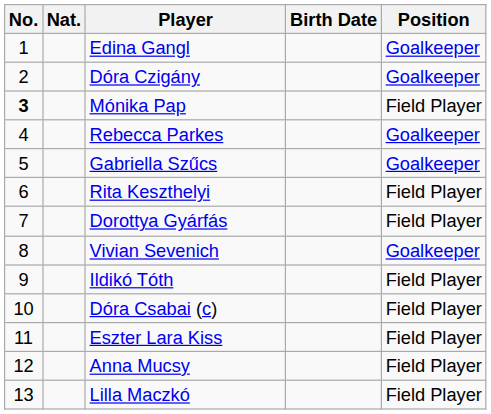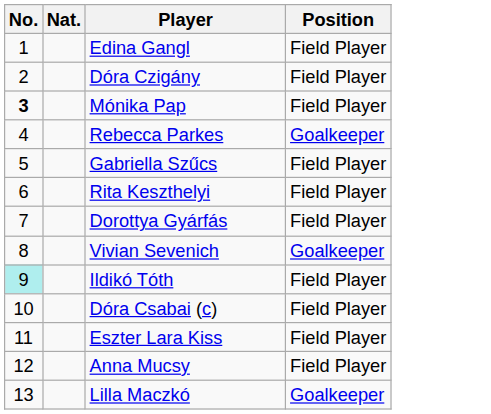- column: (334, 19)
(433, 48) Goalkeeper -> (338, 48) Field Player
(433, 77) Goalkeeper -> (338, 77) Field Player
(433, 164) Goalkeeper -> (338, 164) Field Player
(24, 279) no background -> (24, 279) paleturquoise background
(434, 395) Field Player -> (337, 395) Goalkeeper
